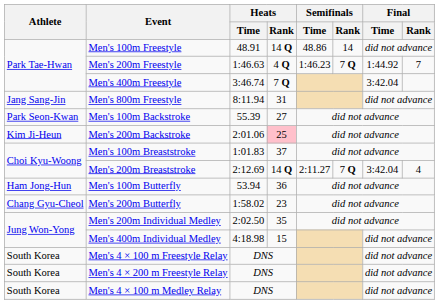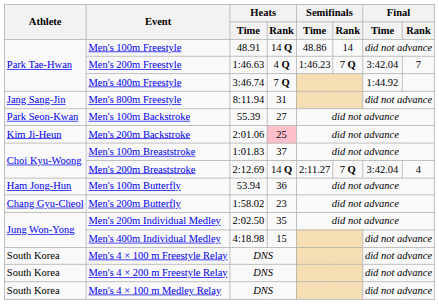(382, 65) 1:44.92 -> (382, 65) 3:42.04
(382, 82) 3:42.04 -> (382, 82) 1:44.92
